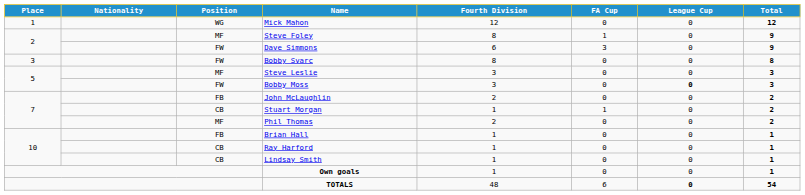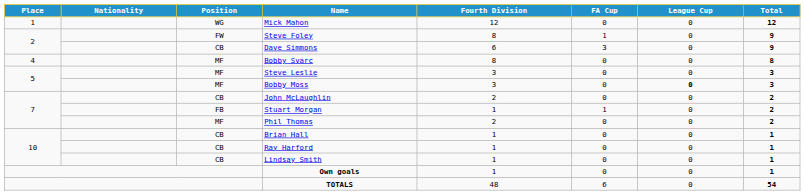(219, 35) MF -> (219, 35) FW
(219, 47) FW -> (219, 47) CB
(33, 60) 3 -> (33, 60) 4
(219, 60) FW -> (219, 60) MF
(219, 84) FW -> (219, 84) MF
(219, 97) FB -> (219, 97) CB
(219, 109) CB -> (219, 109) FB
(219, 134) FB -> (219, 134) CB
(690, 184) bold -> (690, 184) normal
